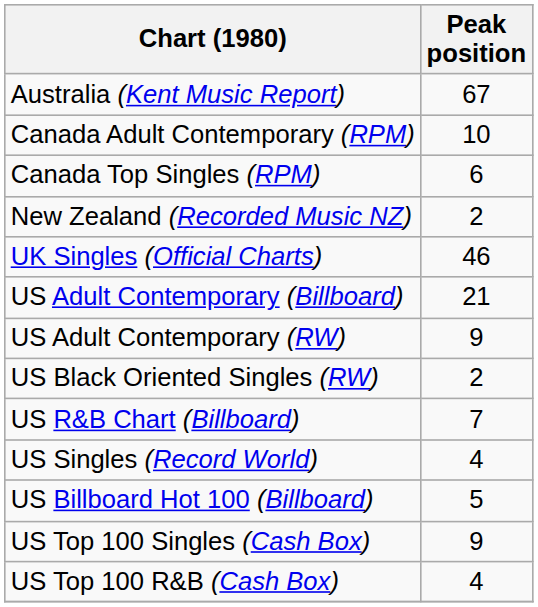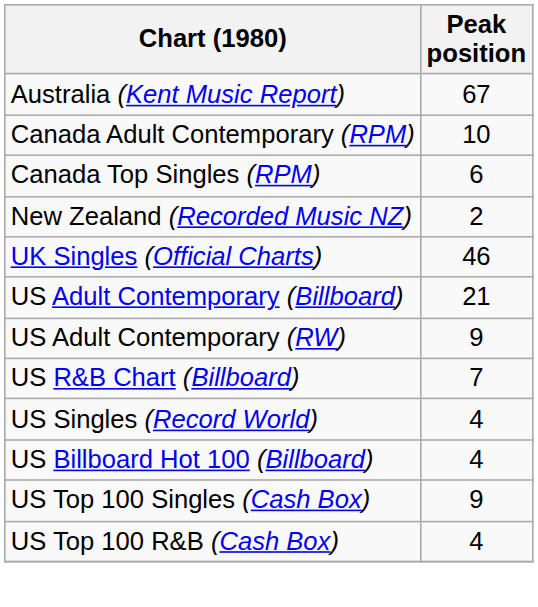- row: (195, 378)
(476, 500) 5 -> (476, 459) 4
